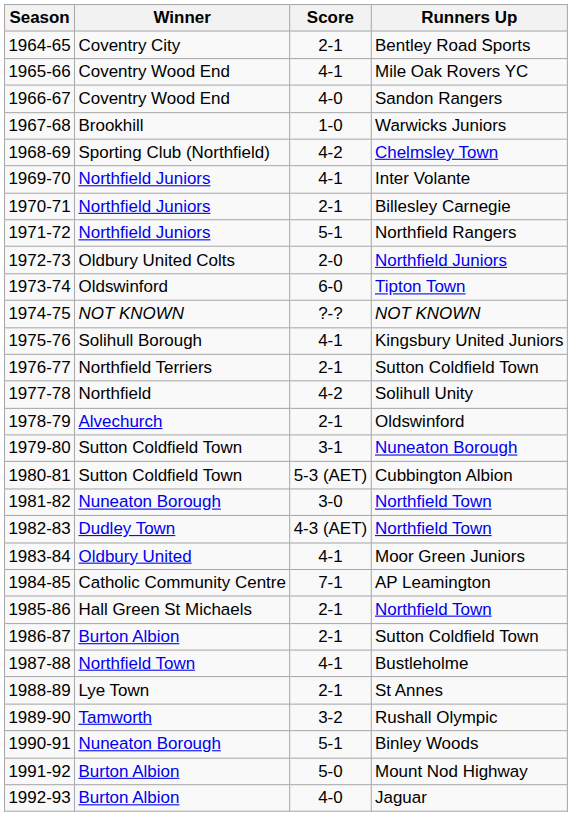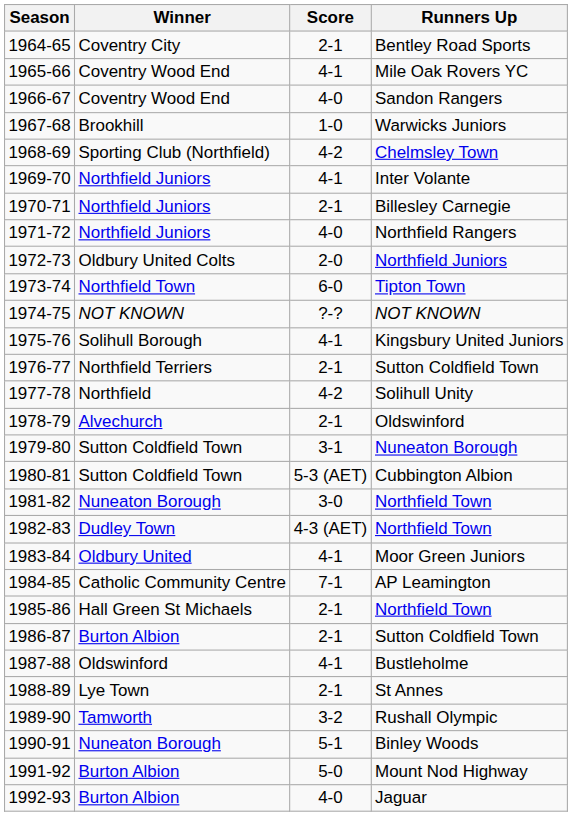(330, 233) 5-1 -> (330, 233) 4-0
(123, 286) Oldswinford -> (137, 286) Northfield Town
(137, 663) Northfield Town -> (123, 663) Oldswinford
